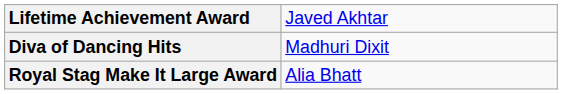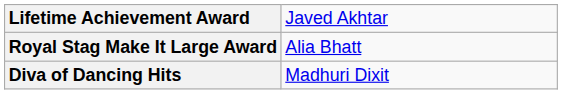rows swapped: (143, 74) <-> (95, 46)
